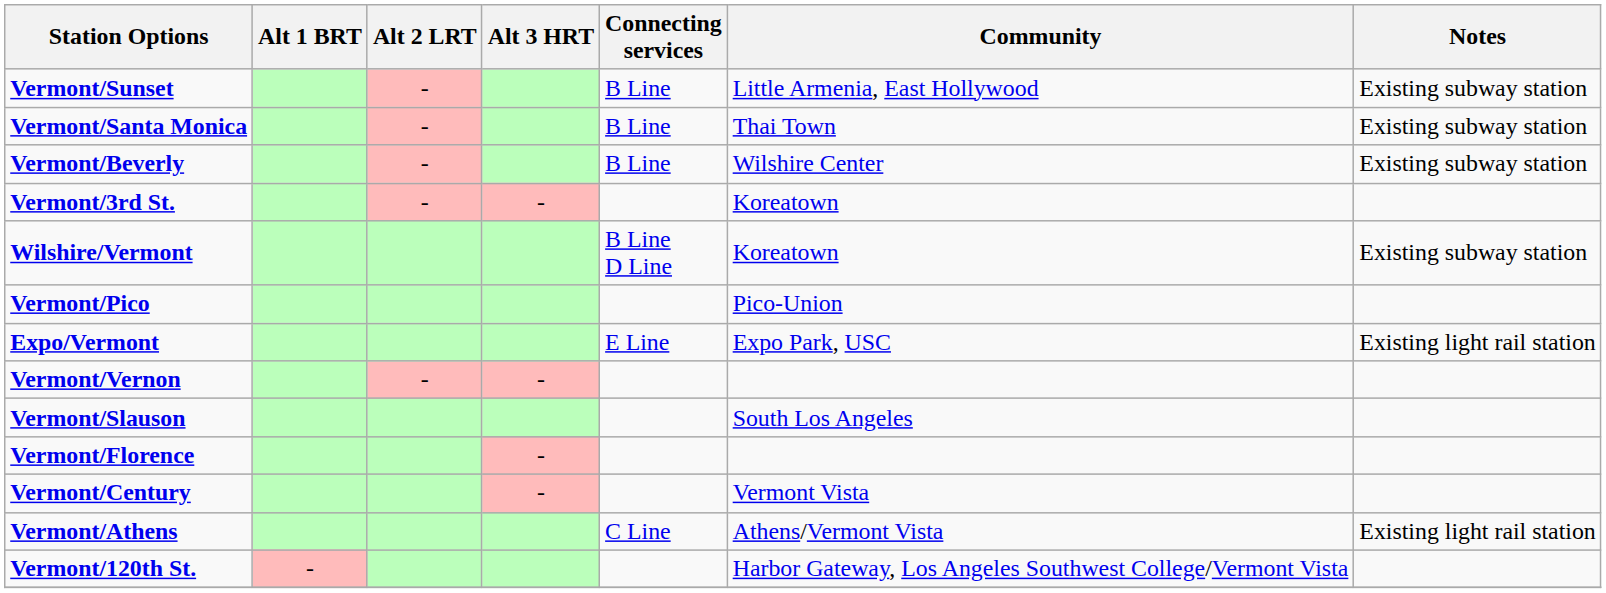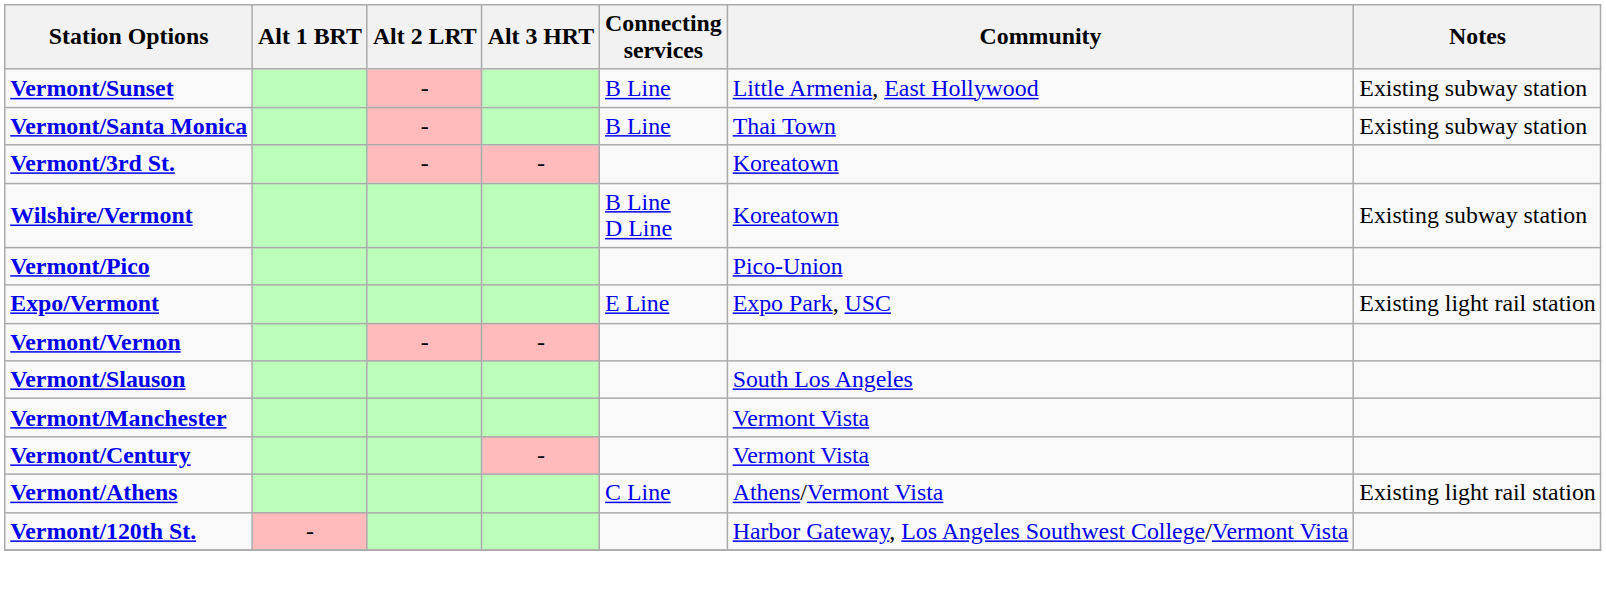- row: (97, 163)
- row: (102, 455)
+ row: (118, 417)
